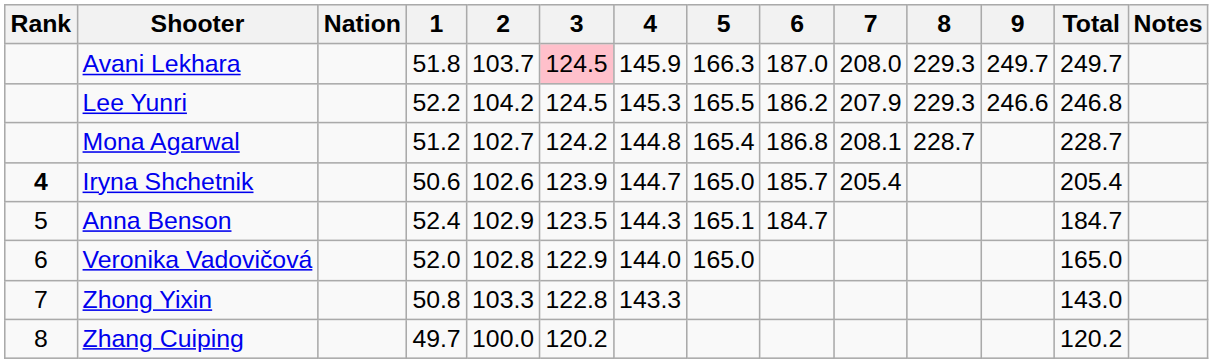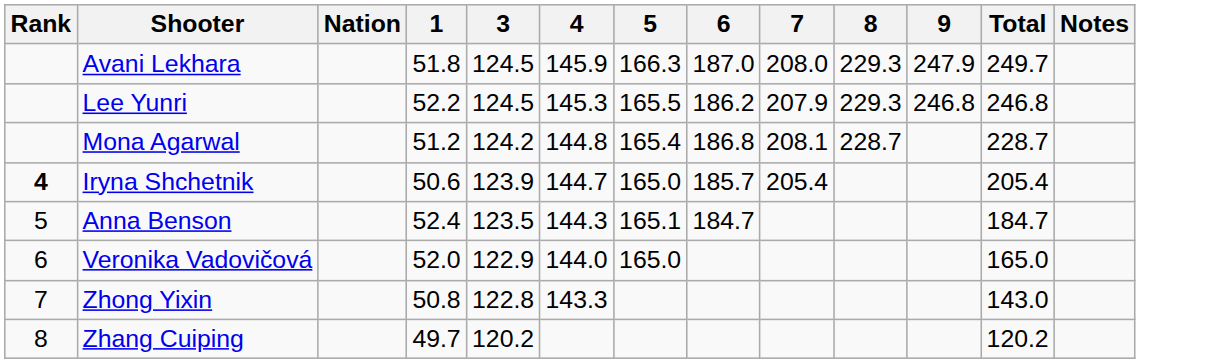- column: (503, 24)
(577, 63) pink background -> (503, 63) no background
(1018, 63) 249.7 -> (944, 63) 247.9
(1018, 102) 246.6 -> (944, 102) 246.8
